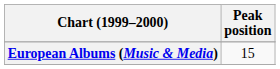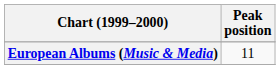(248, 53) 15 -> (248, 53) 11
